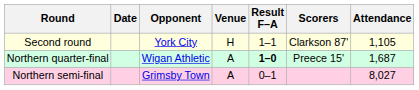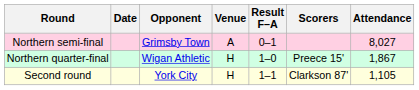rows swapped: (58, 42) <-> (58, 76)
(230, 59) A -> (230, 59) H
(268, 59) bold -> (268, 59) normal
(382, 59) 1,687 -> (382, 59) 1,867
